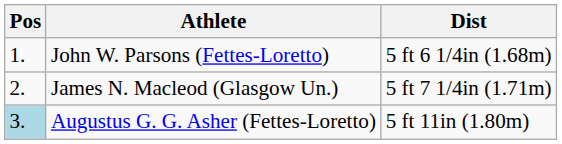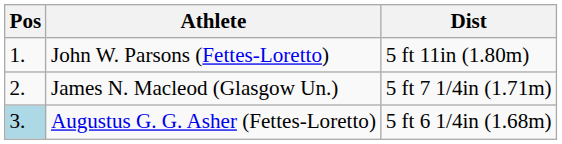(469, 54) 5 ft 6 1/4in (1.68m) -> (457, 54) 5 ft 11in (1.80m)
(457, 121) 5 ft 11in (1.80m) -> (469, 121) 5 ft 6 1/4in (1.68m)
